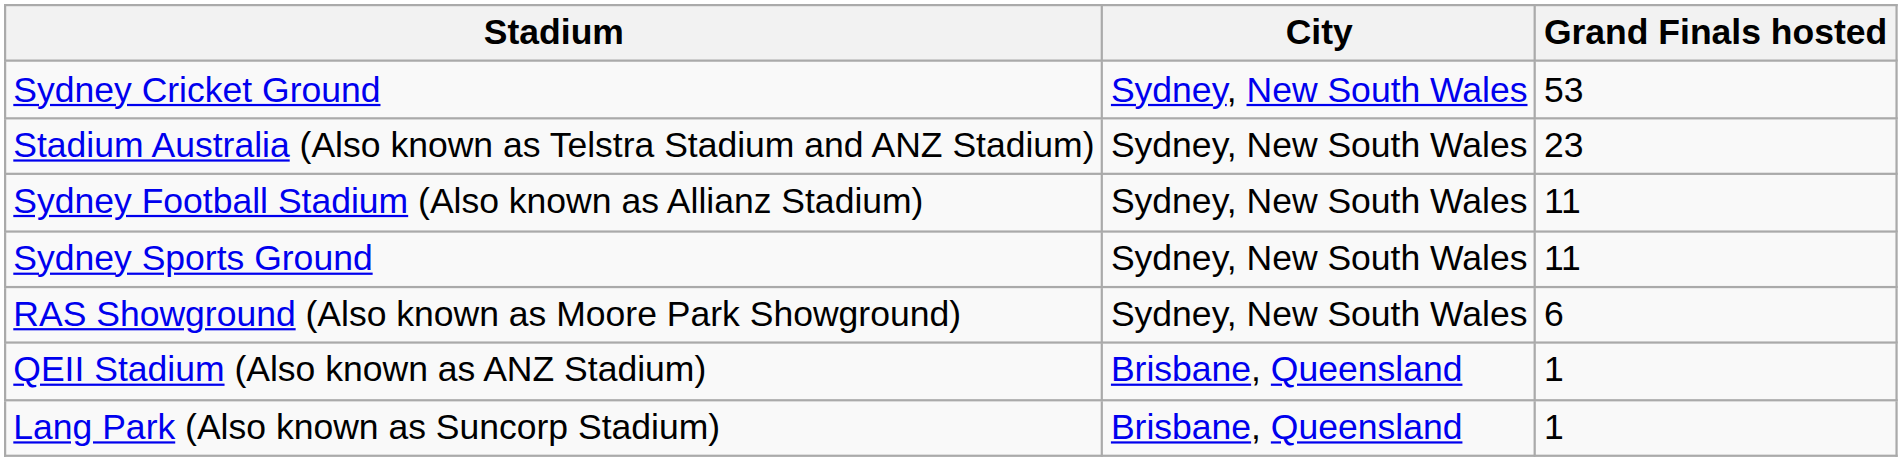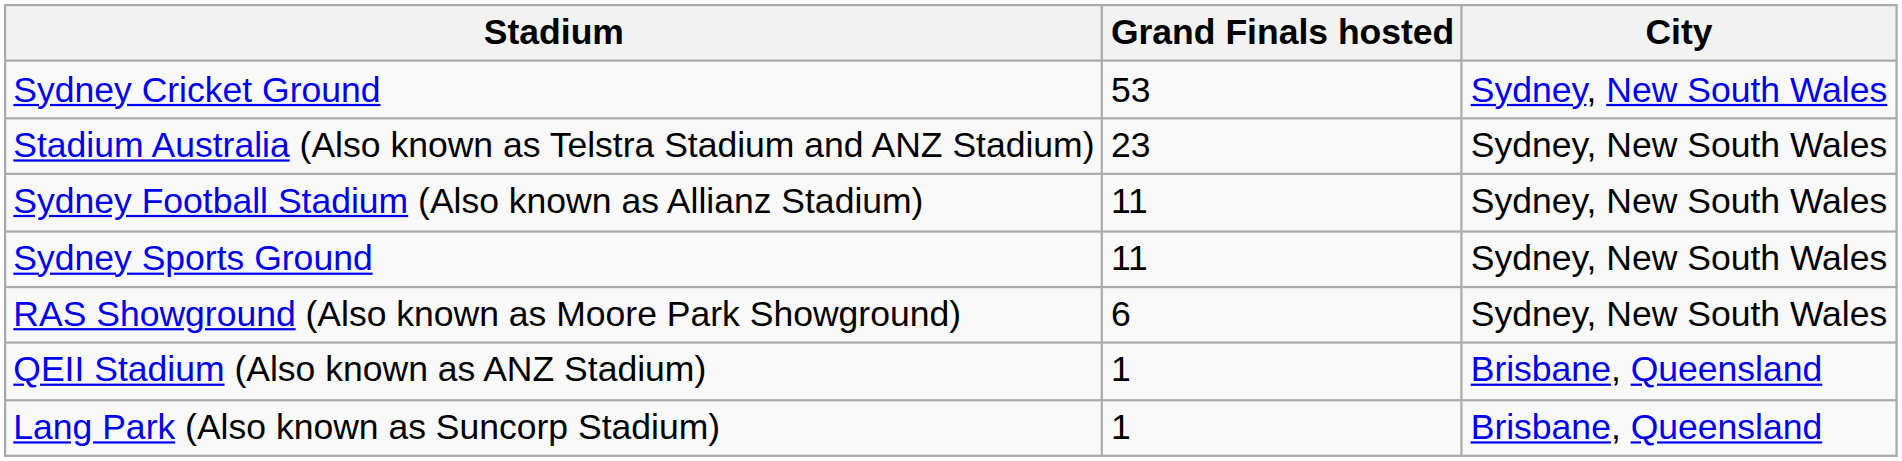columns swapped: (1319, 32) <-> (1716, 32)
